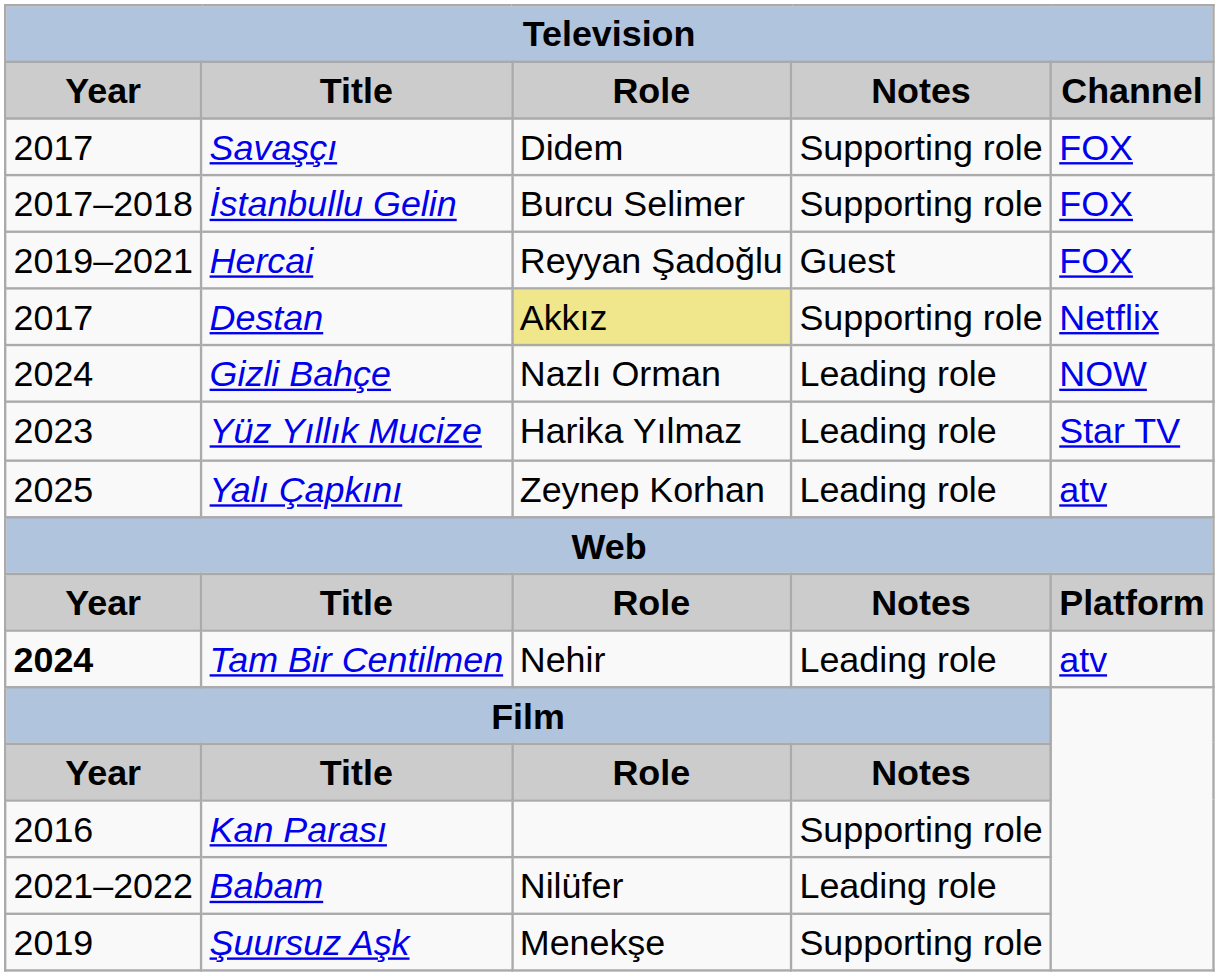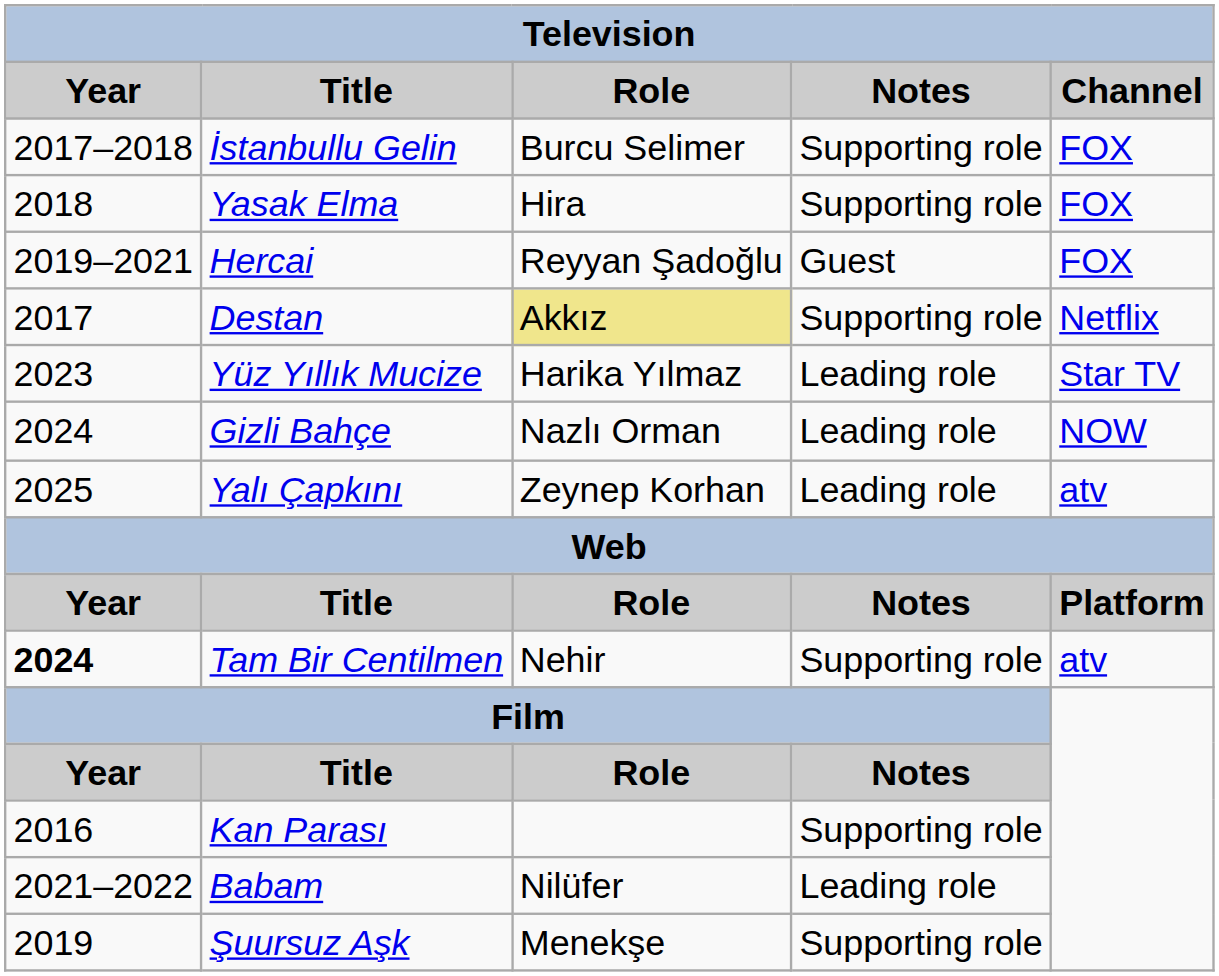- row: (273, 147)
+ row: (304, 204)
rows swapped: (346, 431) <-> (300, 374)
(898, 658) Leading role -> (921, 658) Supporting role
